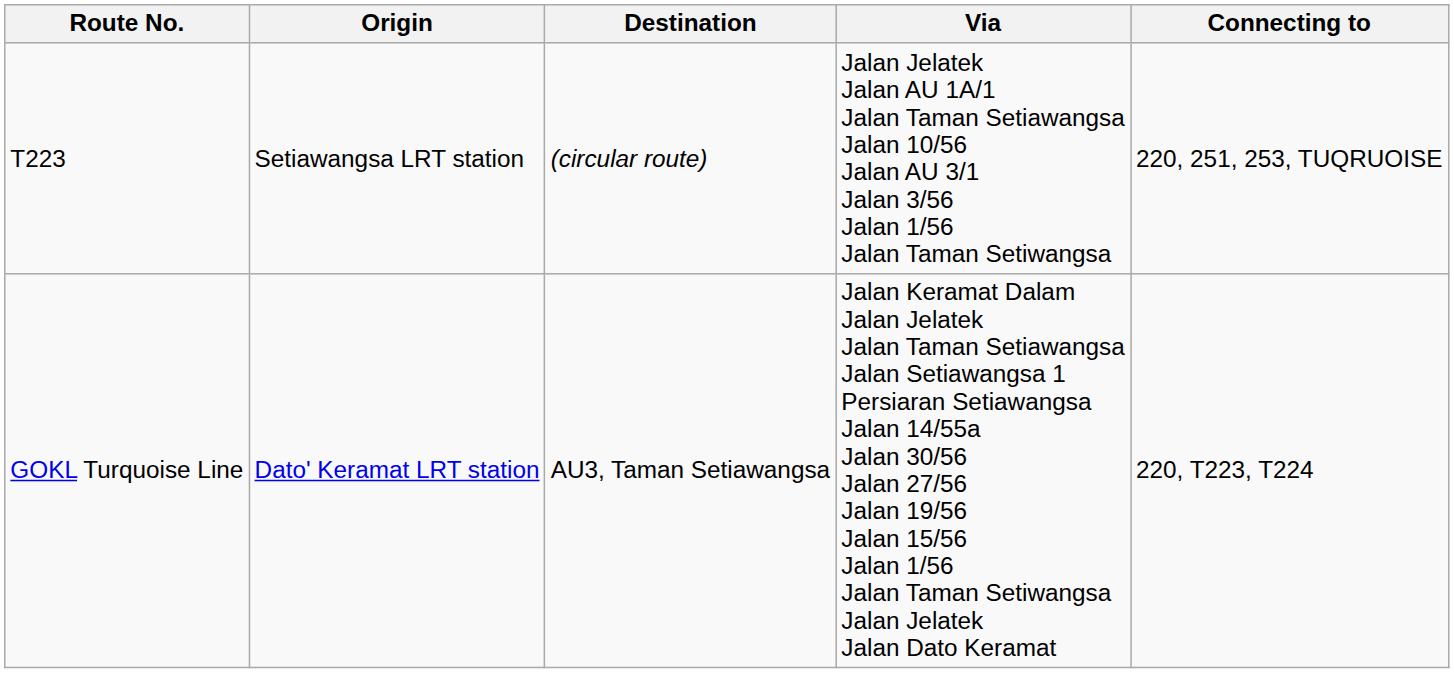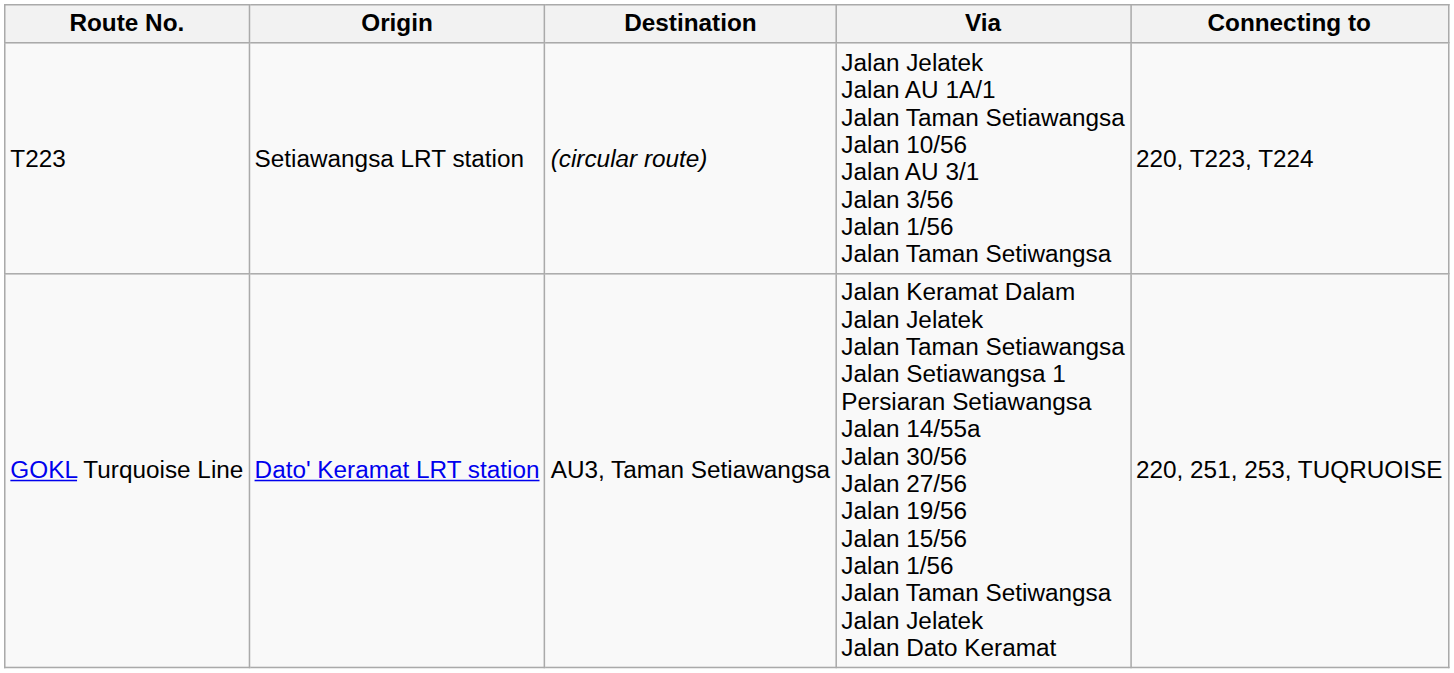(1289, 158) 220, 251, 253, TUQRUOISE -> (1225, 158) 220, T223, T224
(1225, 470) 220, T223, T224 -> (1289, 470) 220, 251, 253, TUQRUOISE
